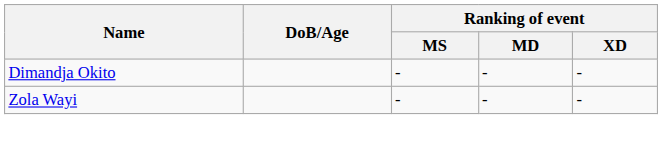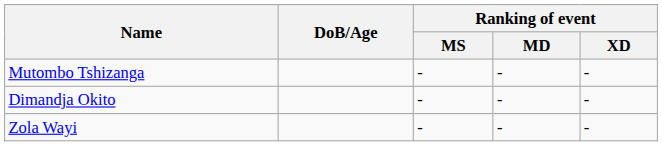+ row: (76, 72)
